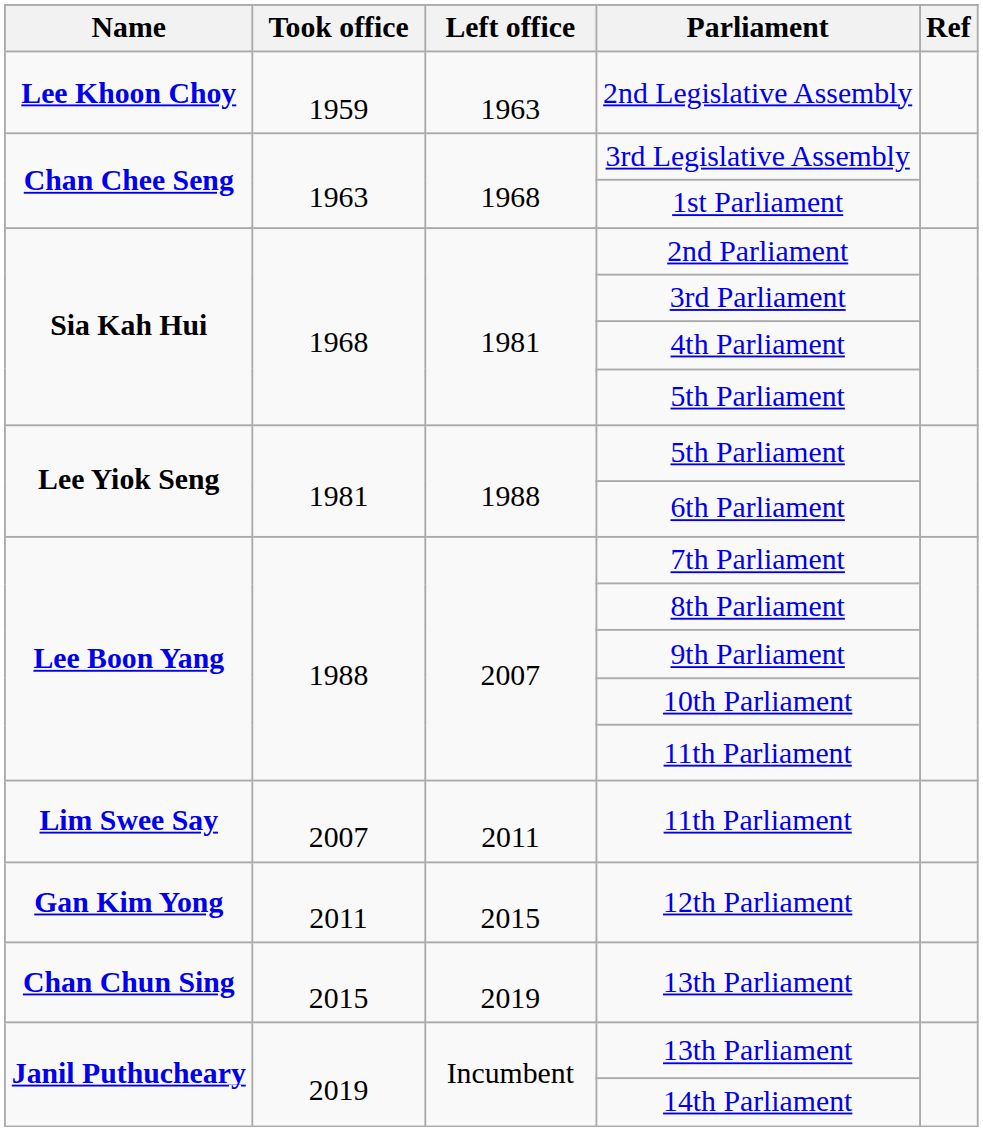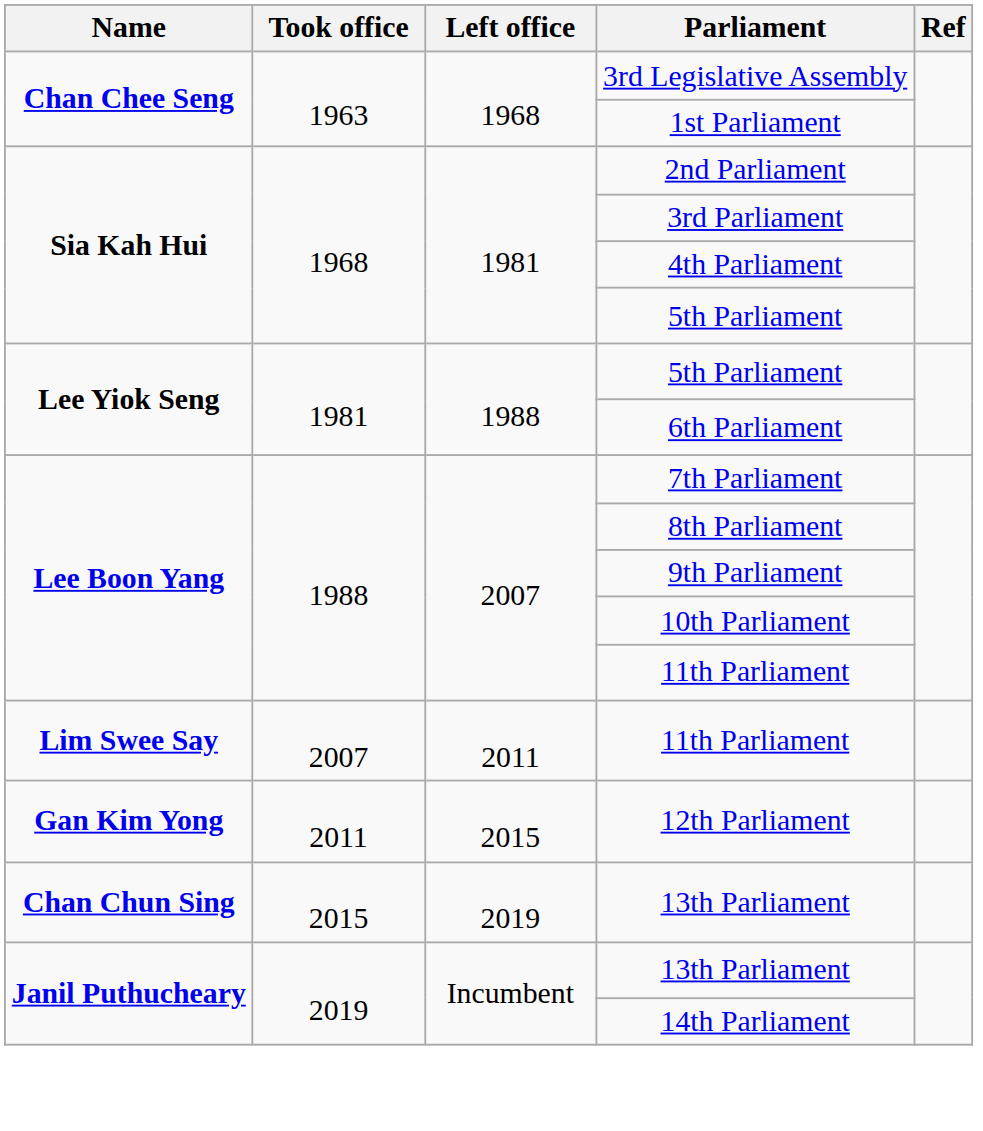- row: (129, 92)
